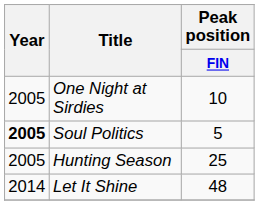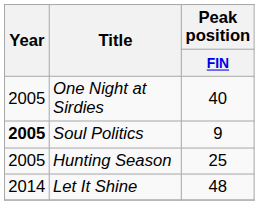(218, 98) 10 -> (218, 98) 40
(218, 134) 5 -> (218, 134) 9
